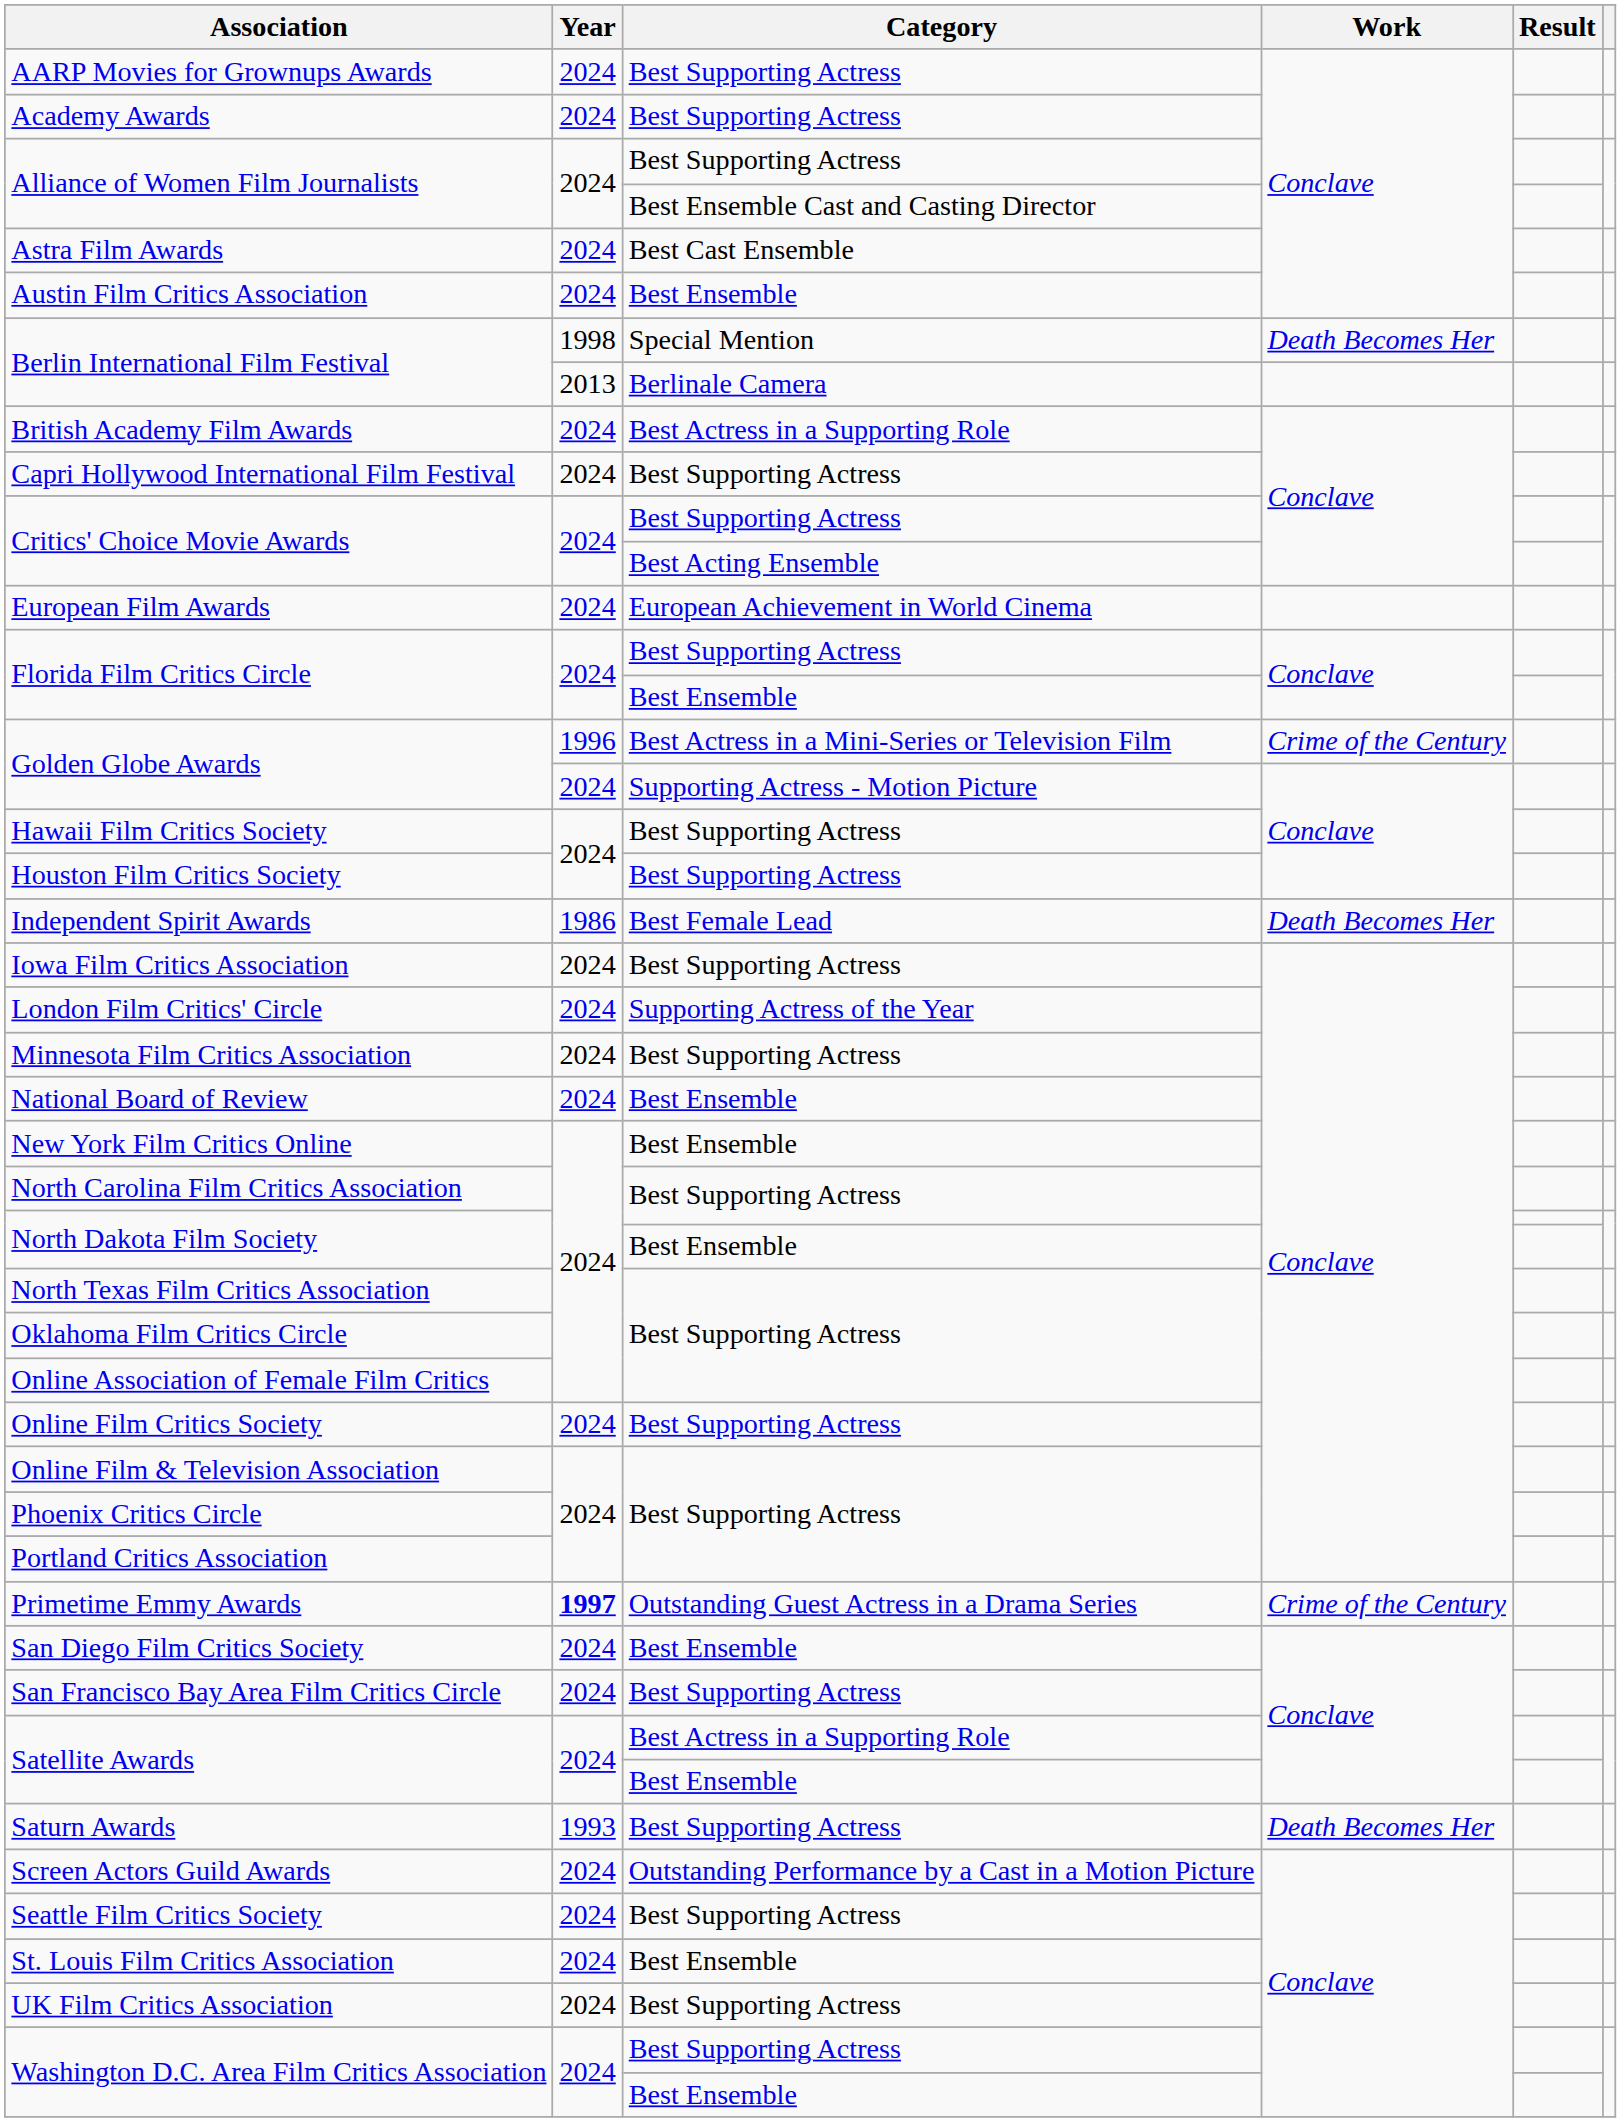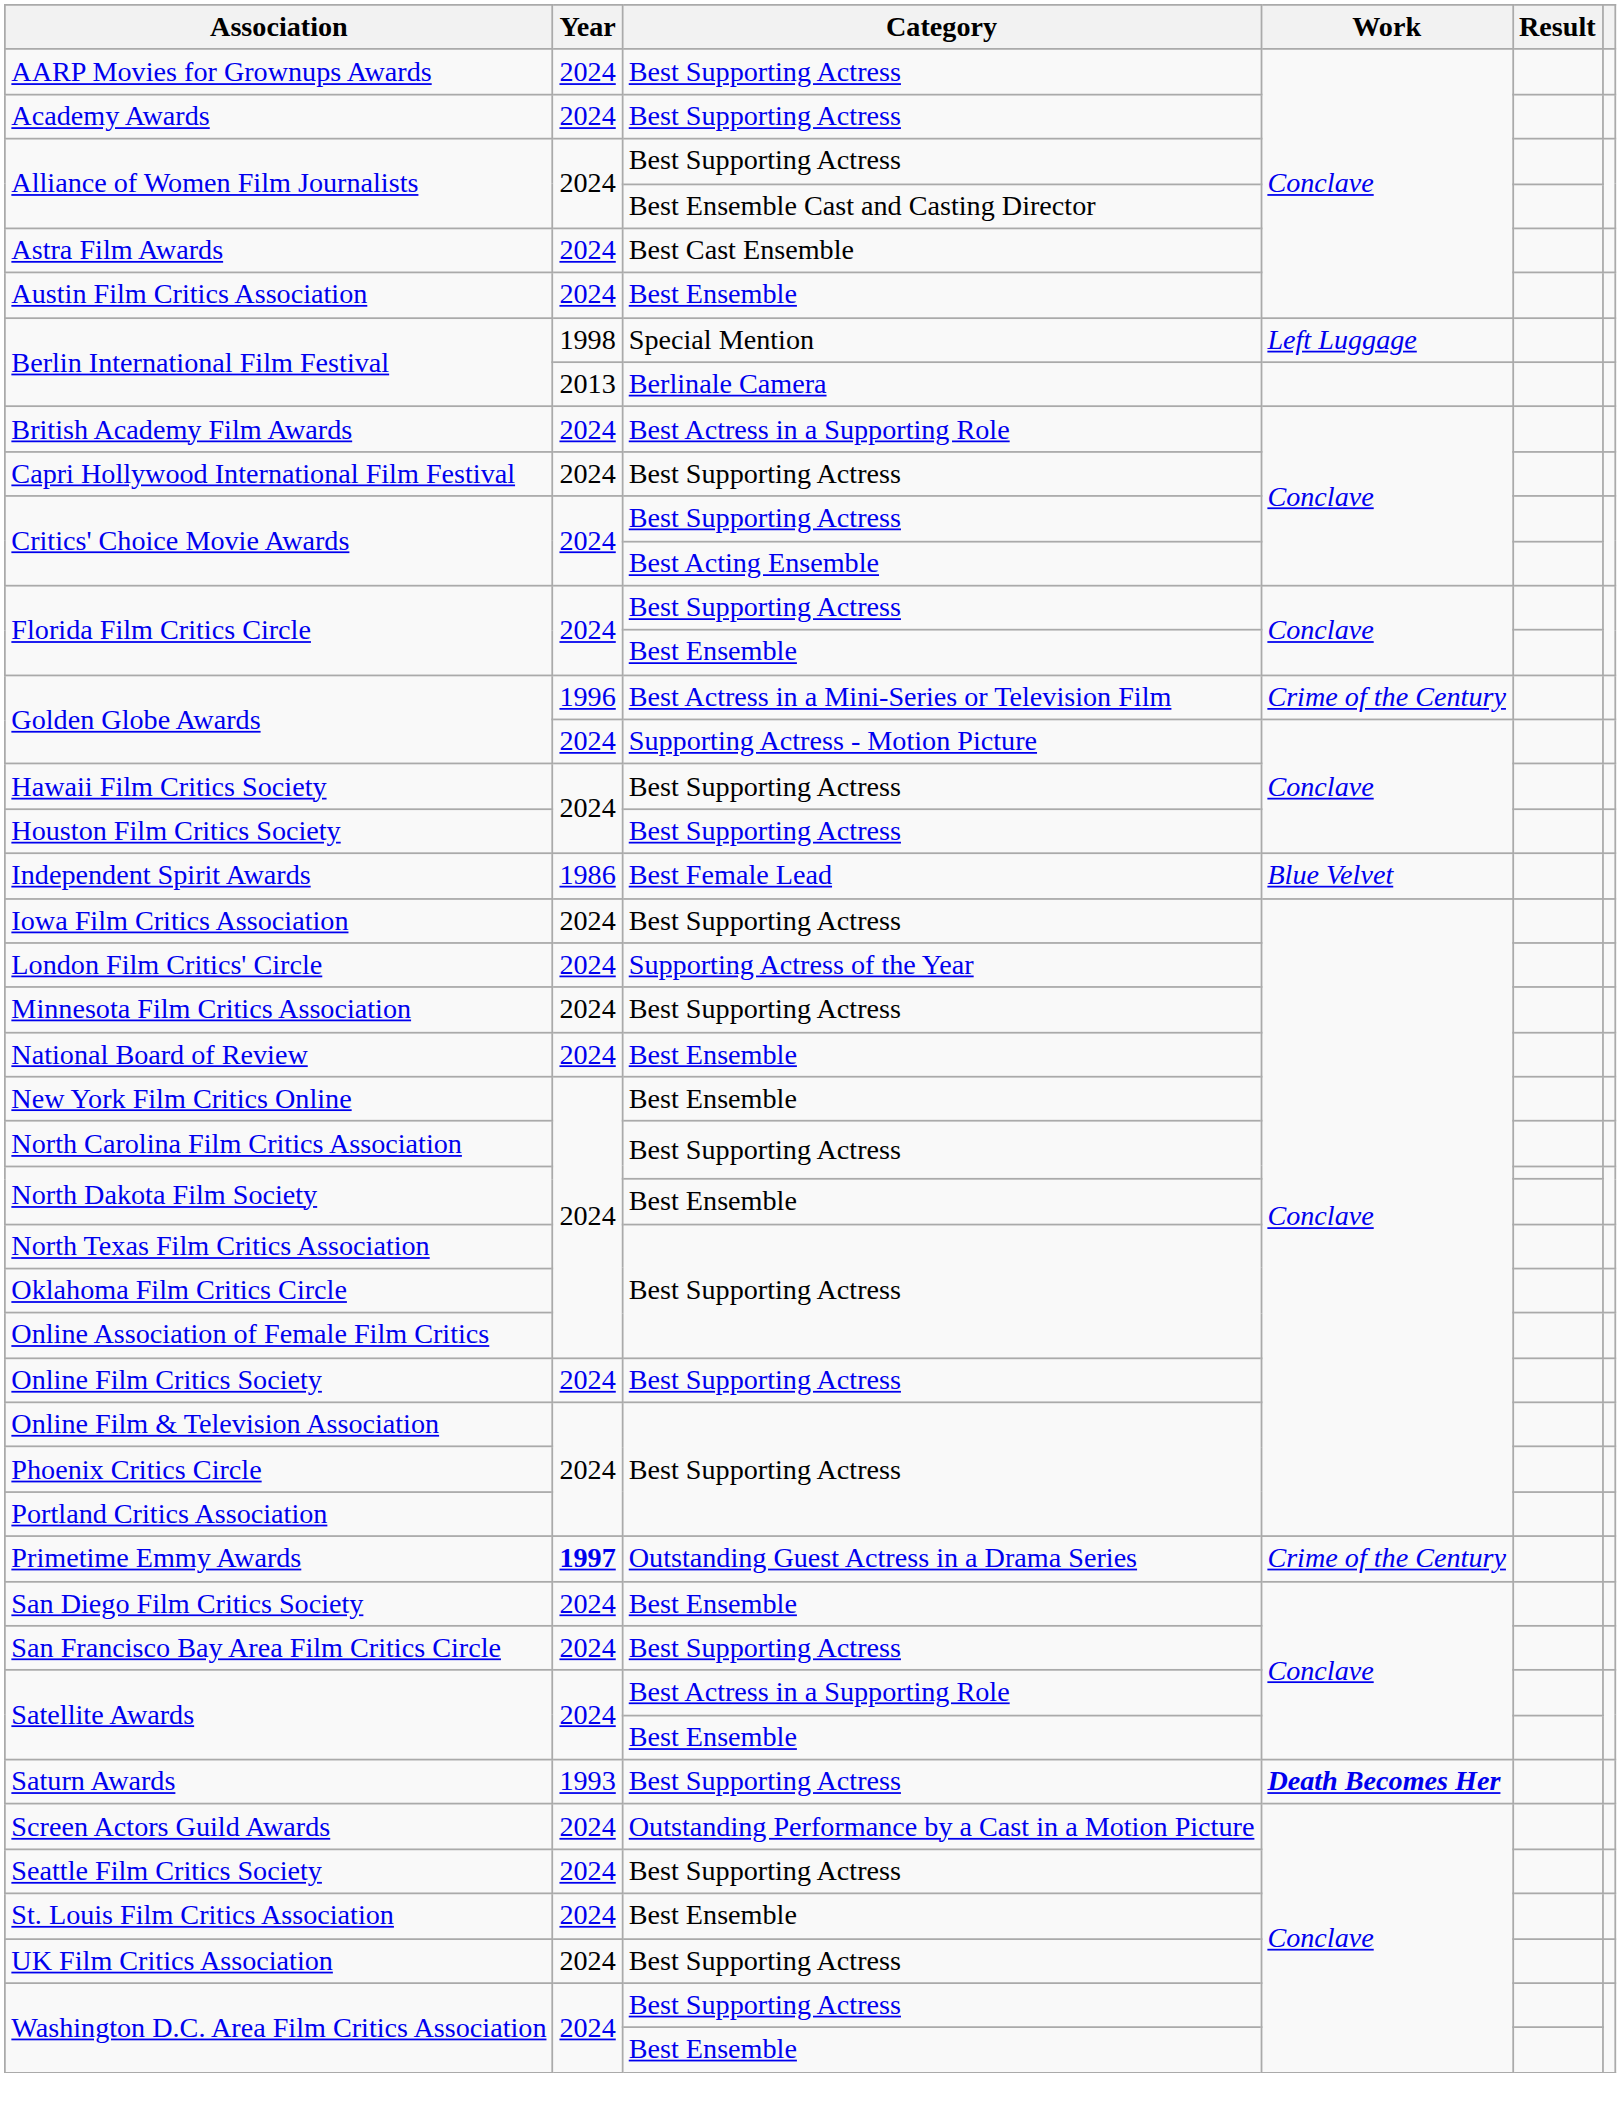(1381, 339) Death Becomes Her -> (1342, 339) Left Luggage
- row: (141, 607)
(1381, 920) Death Becomes Her -> (1330, 875) Blue Velvet
(1381, 1826) normal -> (1384, 1781) bold
